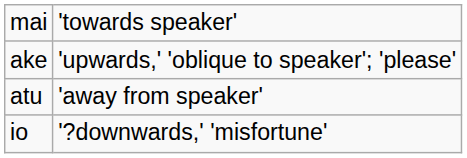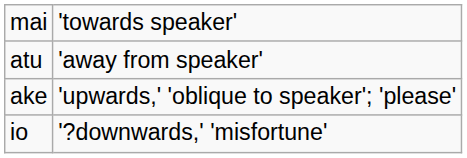rows swapped: (26, 96) <-> (29, 59)
